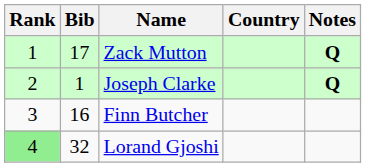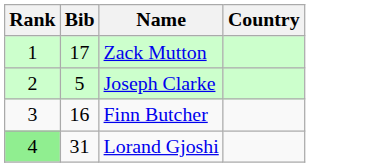- column: (332, 20)
(80, 83) 1 -> (80, 83) 5
(80, 146) 32 -> (80, 146) 31
